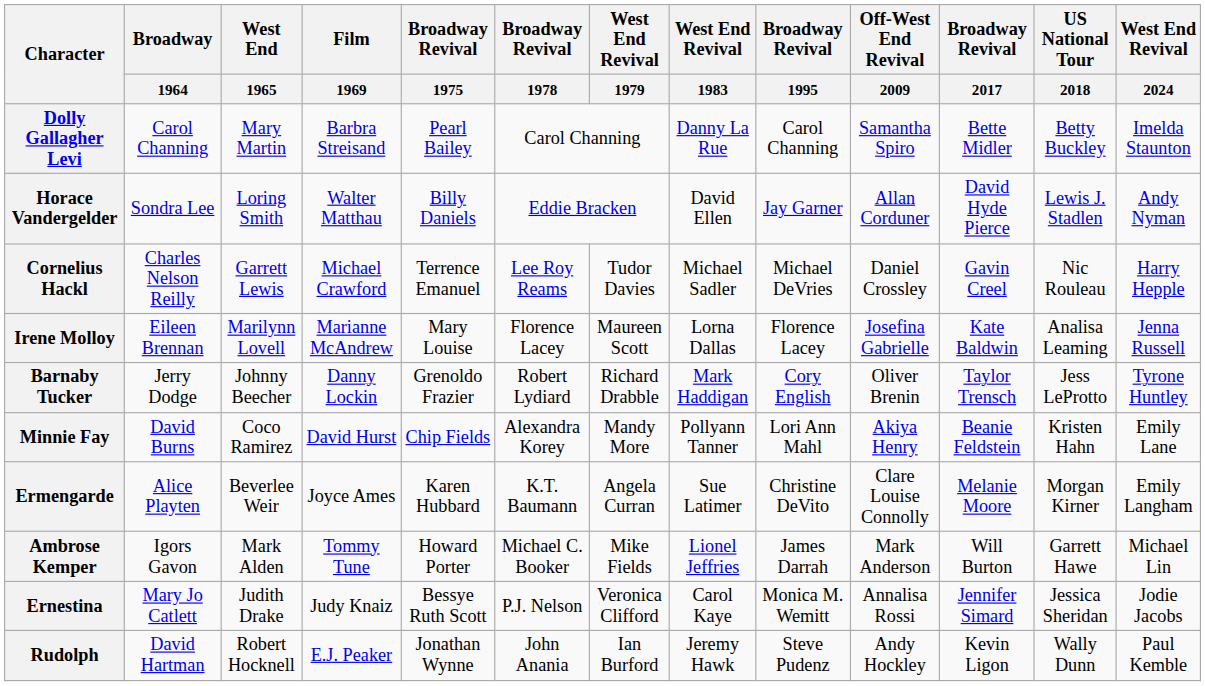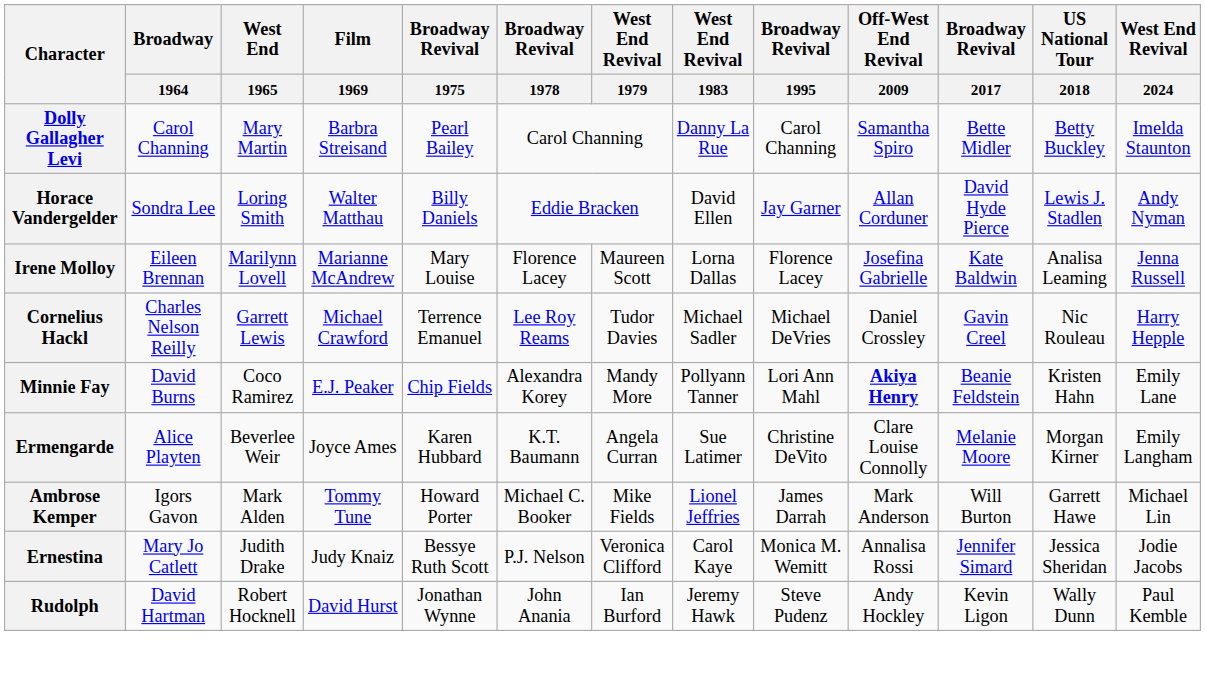rows swapped: (65, 278) <-> (65, 338)
- row: (65, 387)
(351, 436) David Hurst -> (353, 387) E.J. Peaker
(895, 436) normal -> (893, 387) bold
(351, 655) E.J. Peaker -> (353, 605) David Hurst
